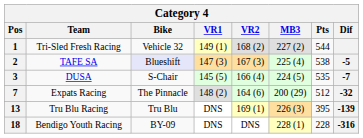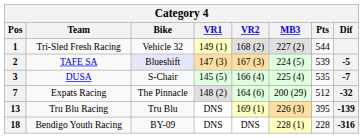(290, 61) 225 (4) -> (290, 61) 224 (5)
(323, 61) 538 -> (323, 61) 539
(290, 77) 224 (5) -> (290, 77) 225 (4)
